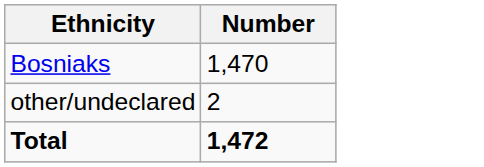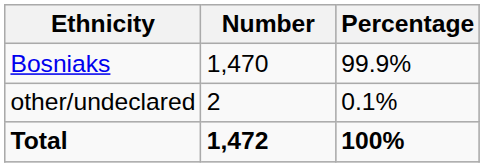+ column: (408, 24)
